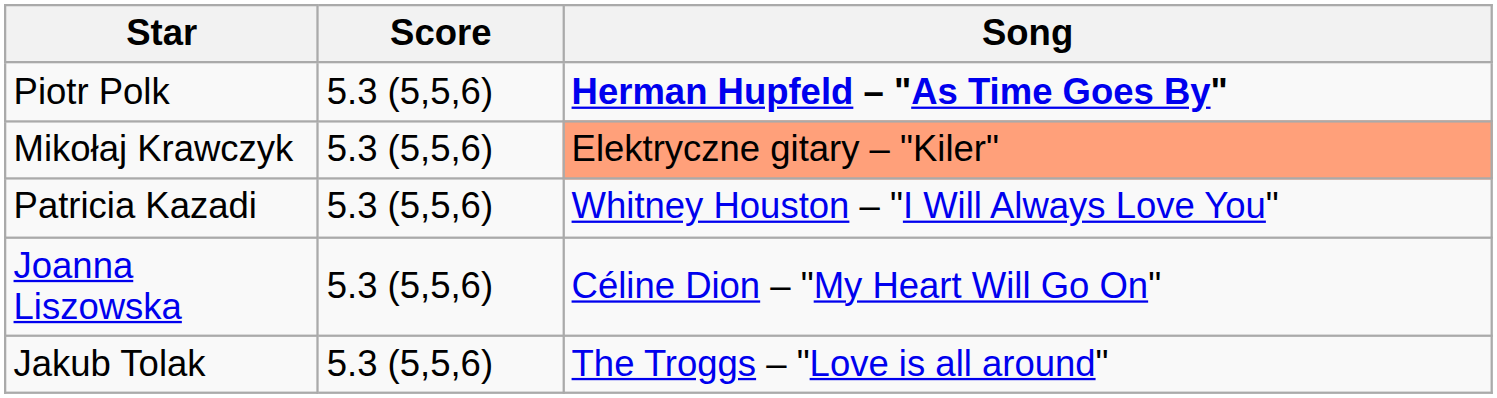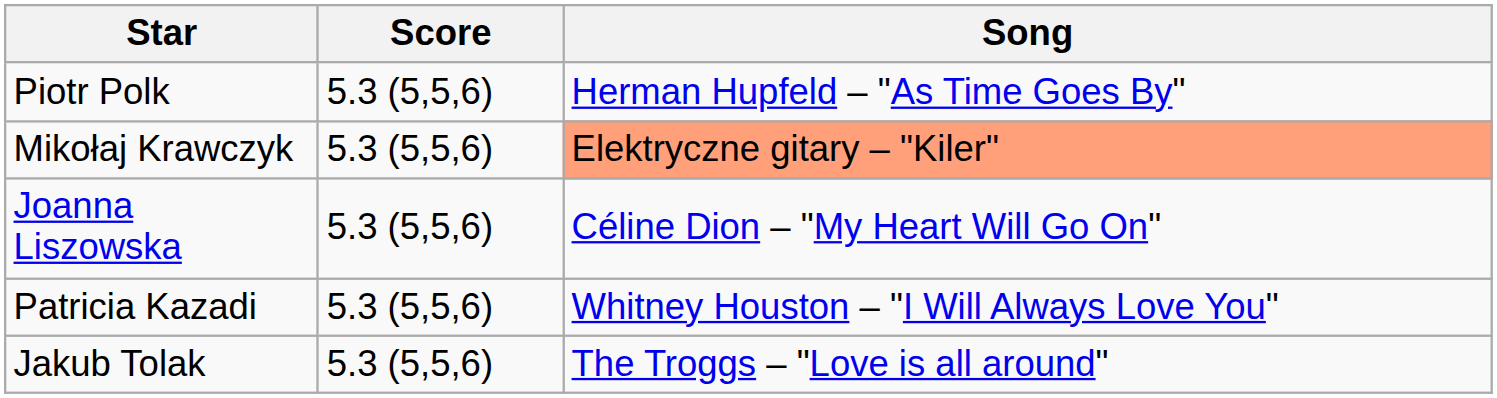(900, 91) bold -> (879, 91) normal
rows swapped: (135, 206) <-> (98, 285)
